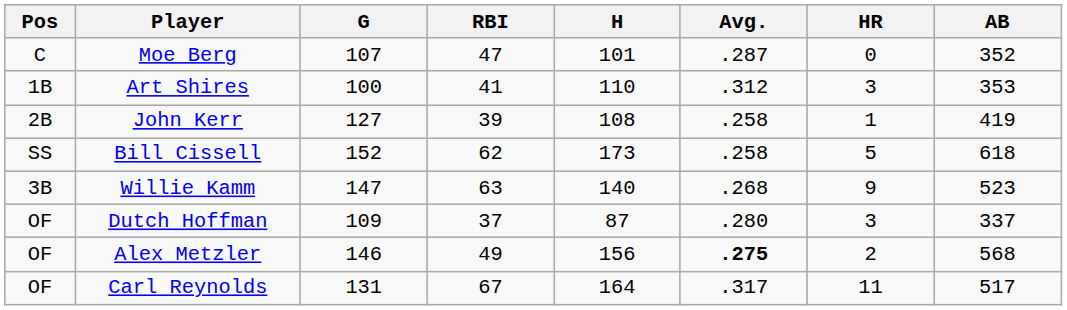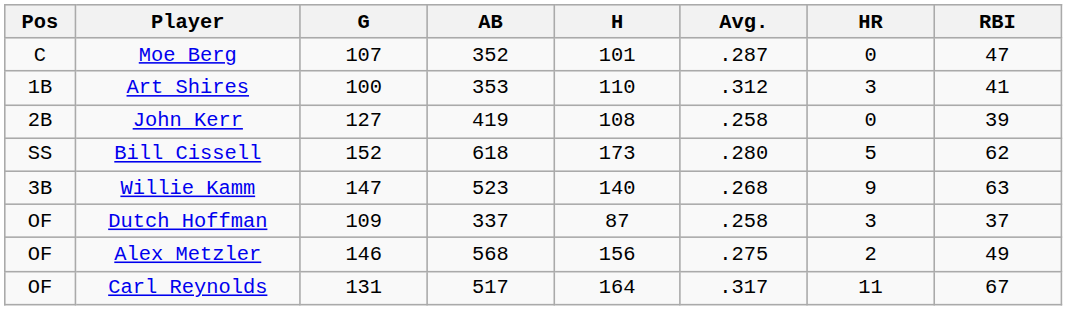columns swapped: (997, 21) <-> (490, 21)
(871, 121) 1 -> (871, 121) 0
(744, 154) .258 -> (744, 154) .280
(744, 221) .280 -> (744, 221) .258
(744, 254) bold -> (744, 254) normal
